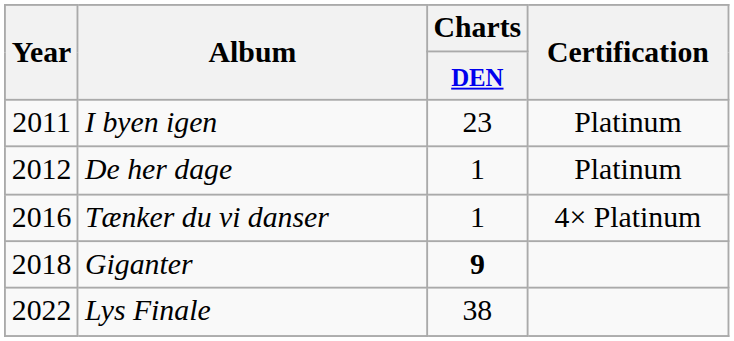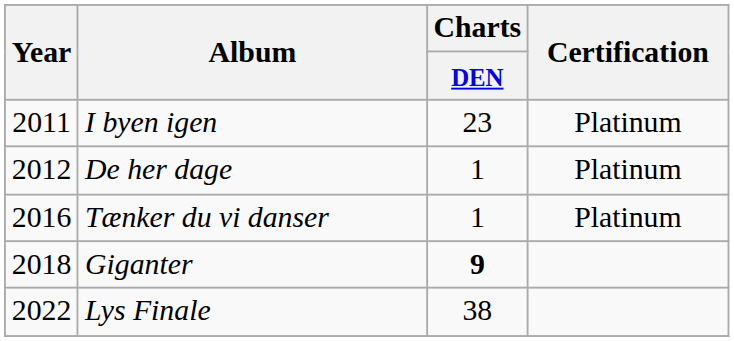(628, 216) 4× Platinum -> (628, 216) Platinum
